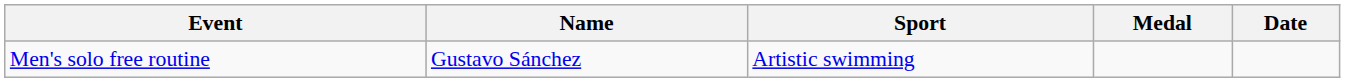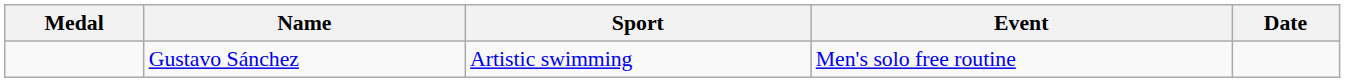columns swapped: (1162, 22) <-> (215, 22)
